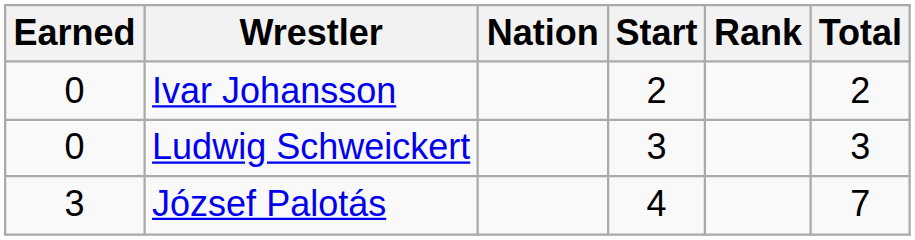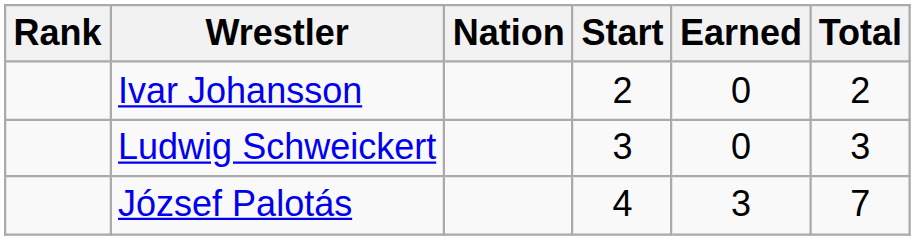columns swapped: (758, 33) <-> (74, 33)
